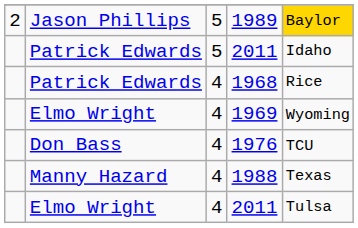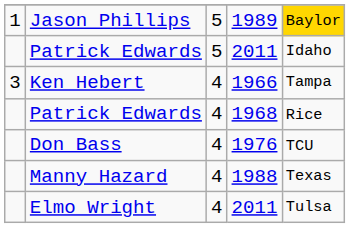(15, 20) 2 -> (15, 20) 1
+ row: (217, 83)
- row: (217, 114)
